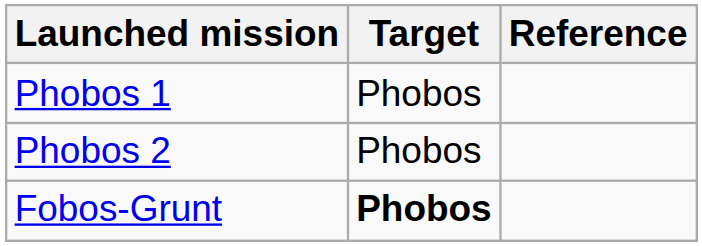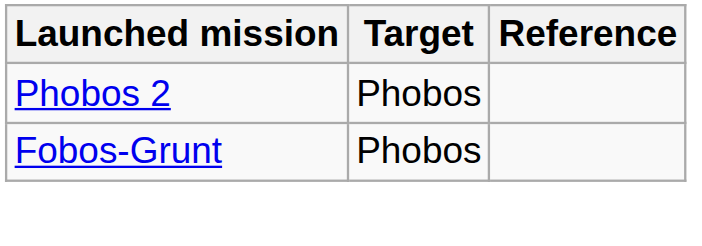- row: (93, 92)
(424, 209) bold -> (419, 151) normal
